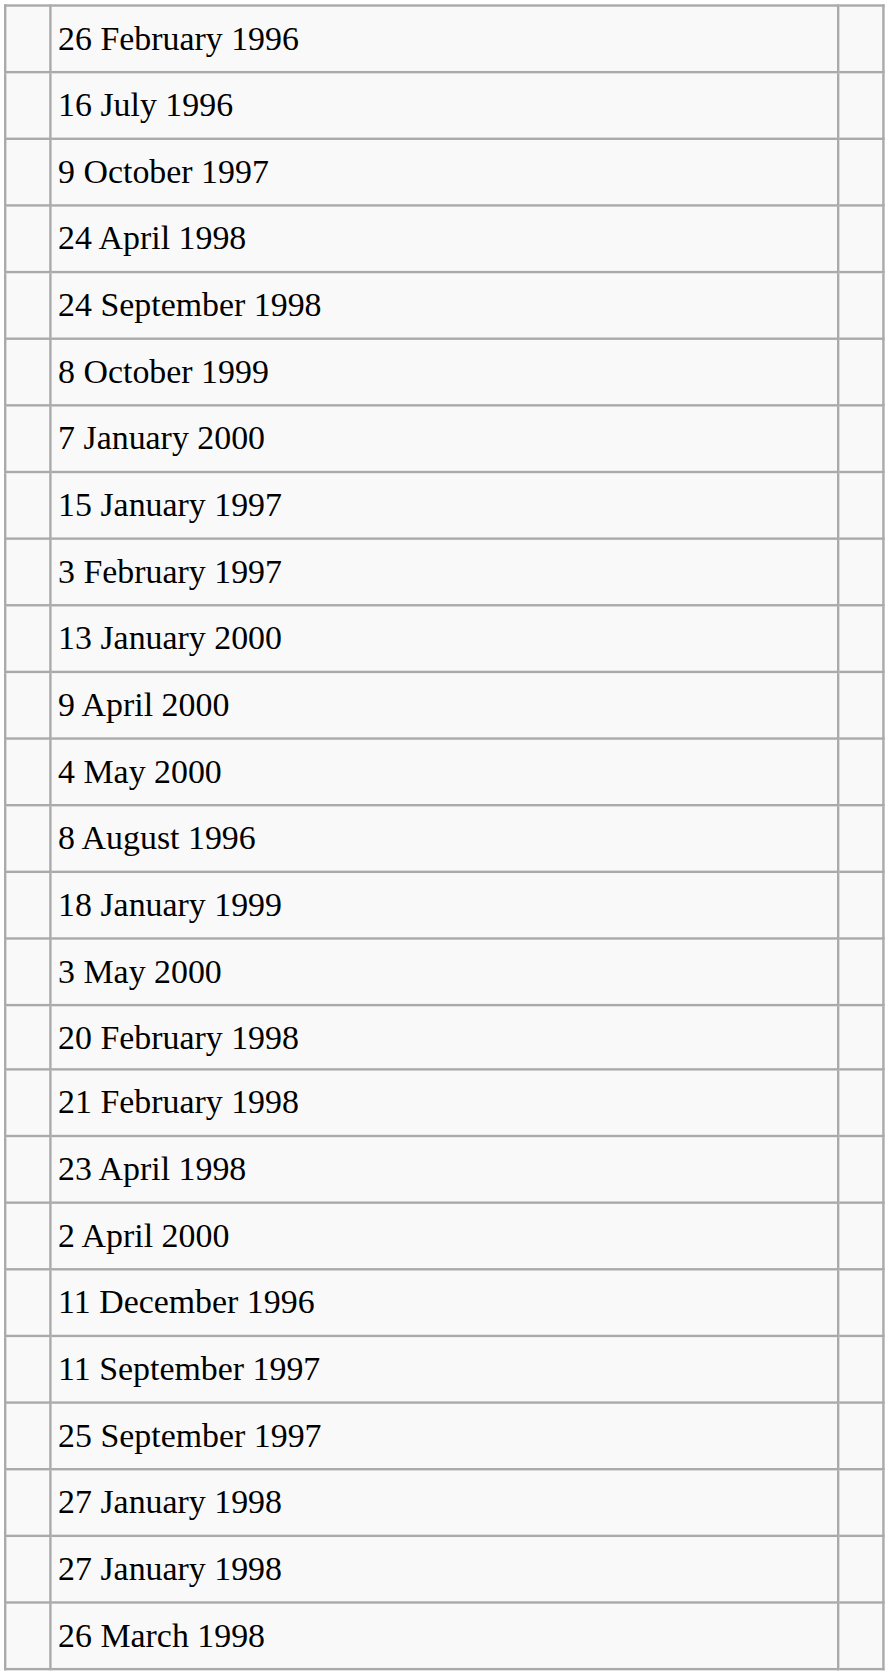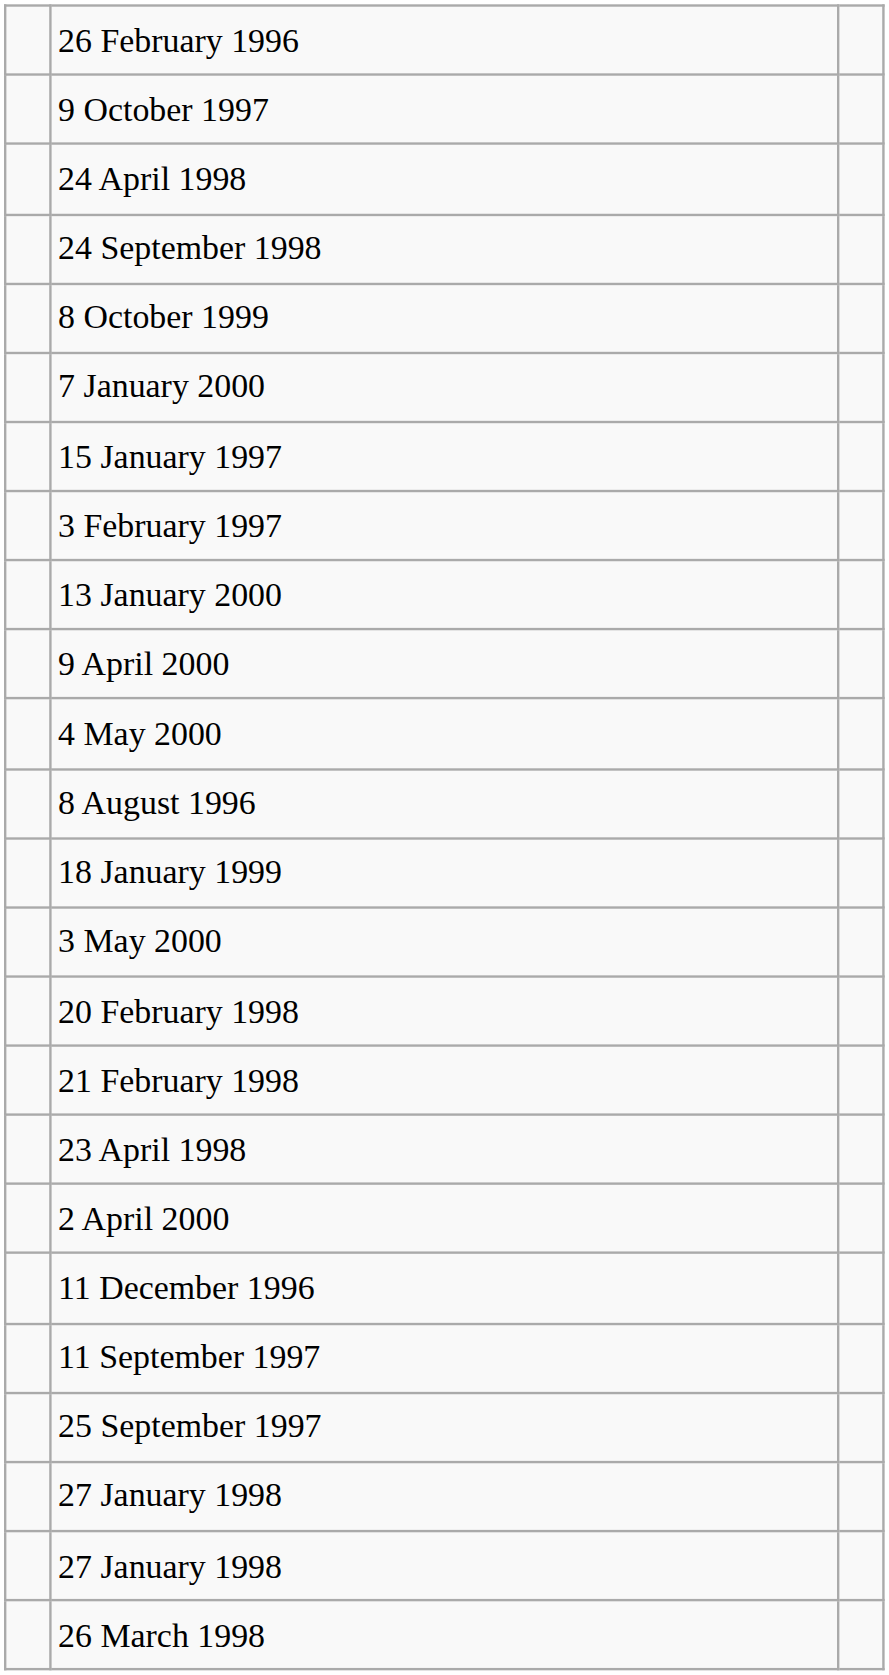- row: (28, 106)
